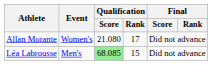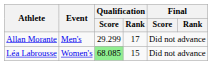(77, 39) Women's -> (71, 39) Men's
(109, 39) 21.080 -> (109, 39) 29.299
(71, 53) Men's -> (77, 53) Women's
